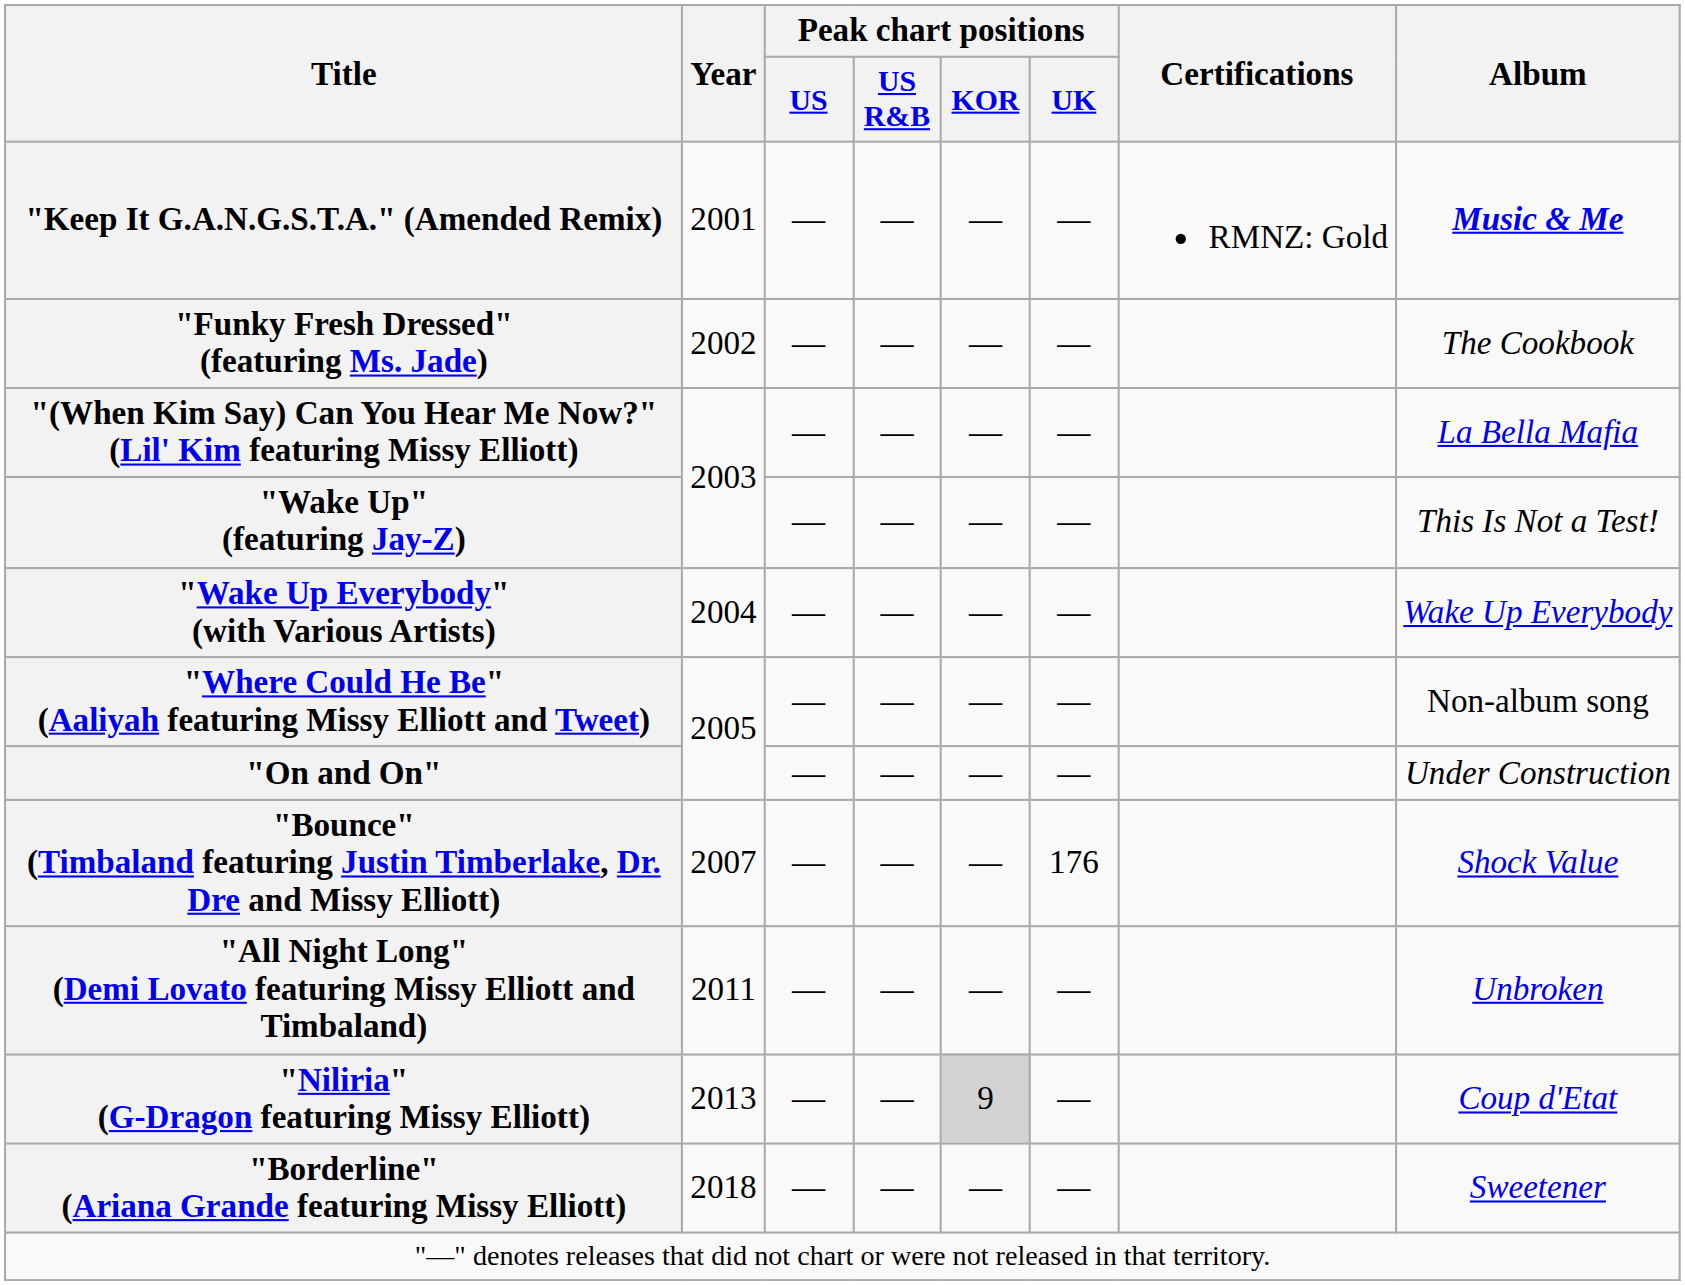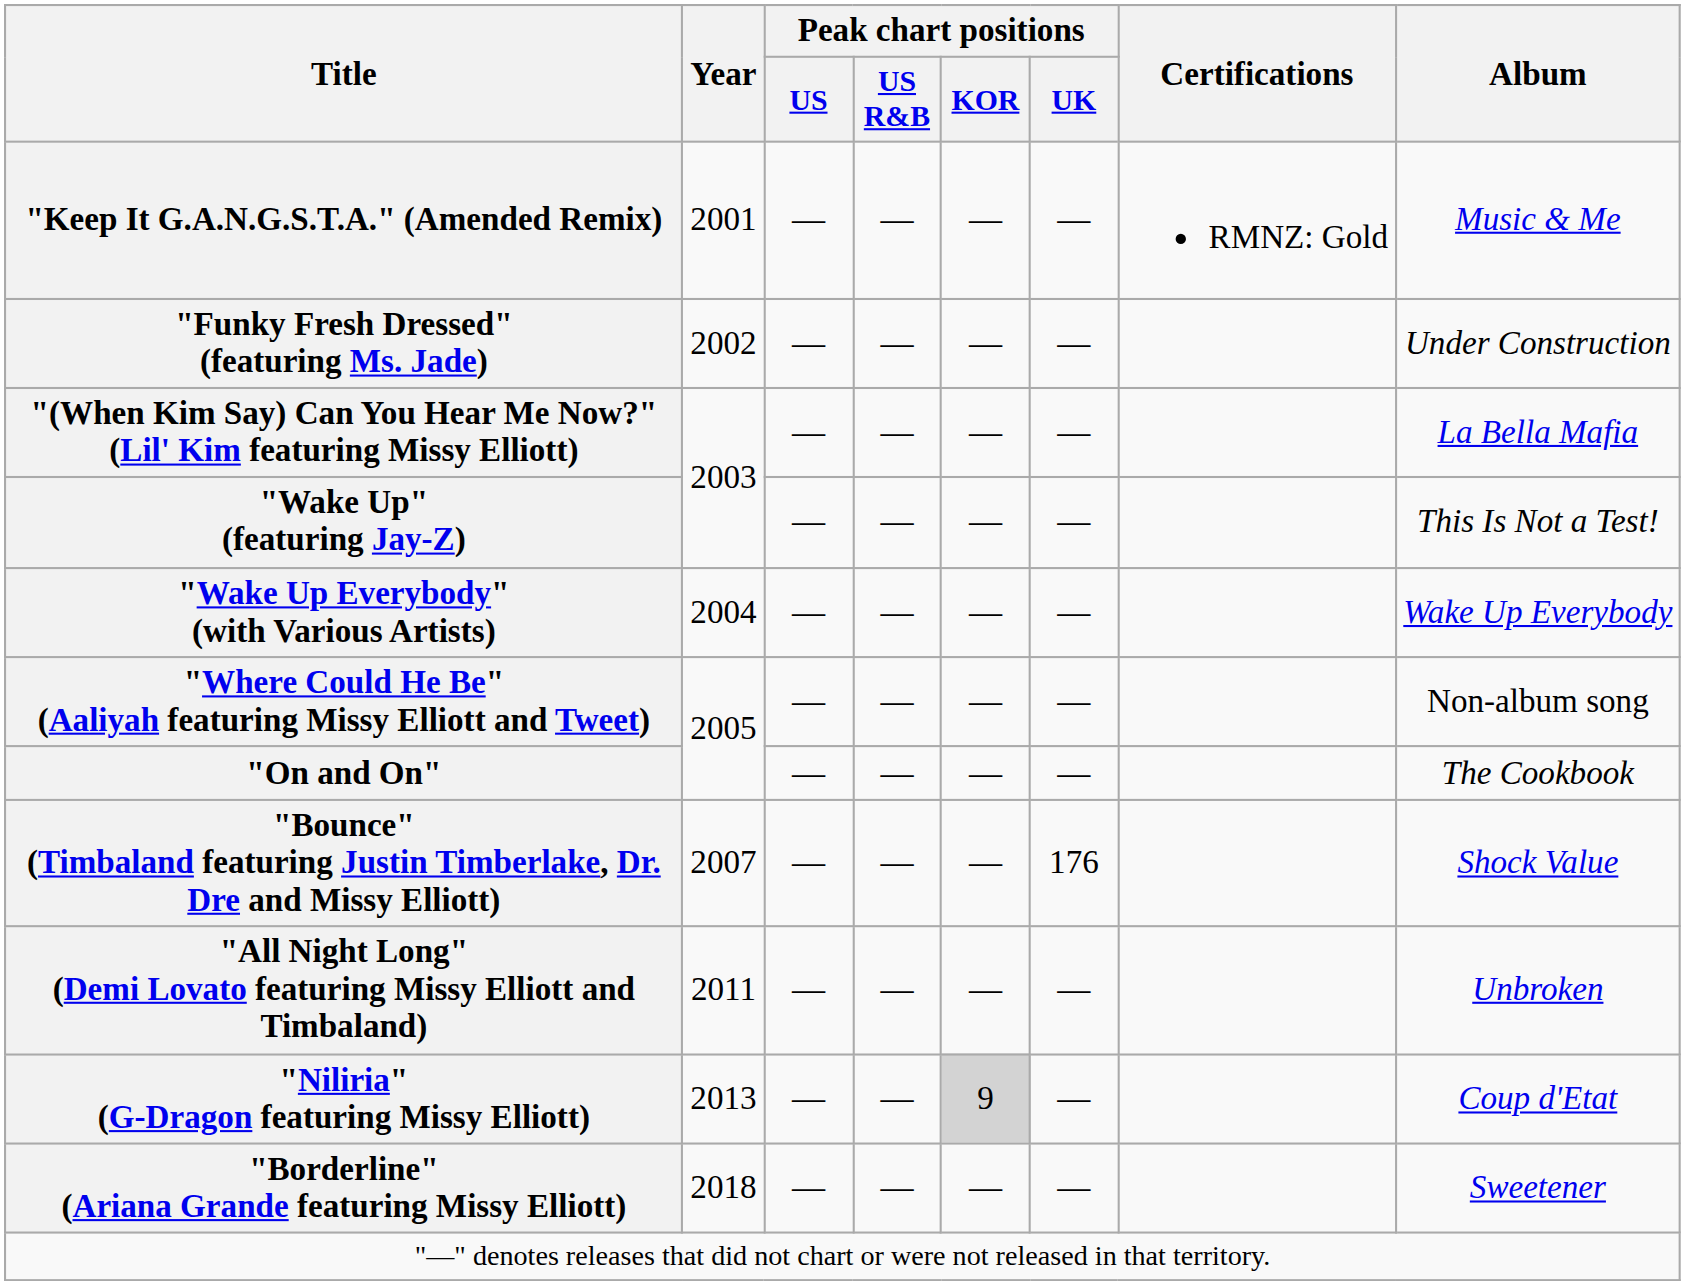(1538, 219) bold -> (1538, 219) normal
(1538, 342) The Cookbook -> (1538, 342) Under Construction
(1538, 772) Under Construction -> (1538, 772) The Cookbook
